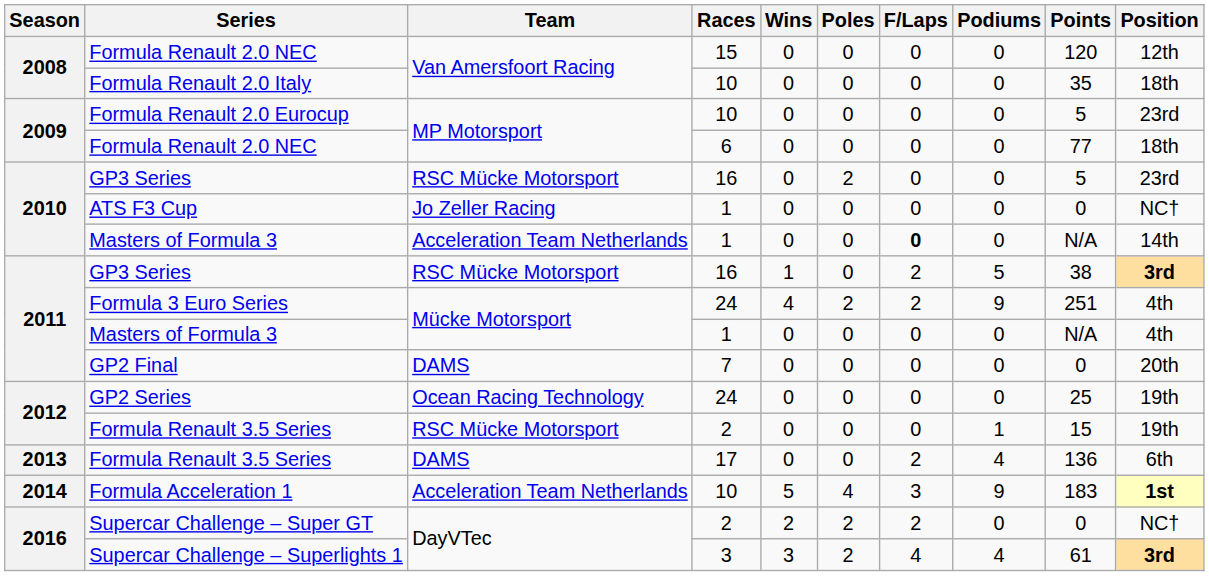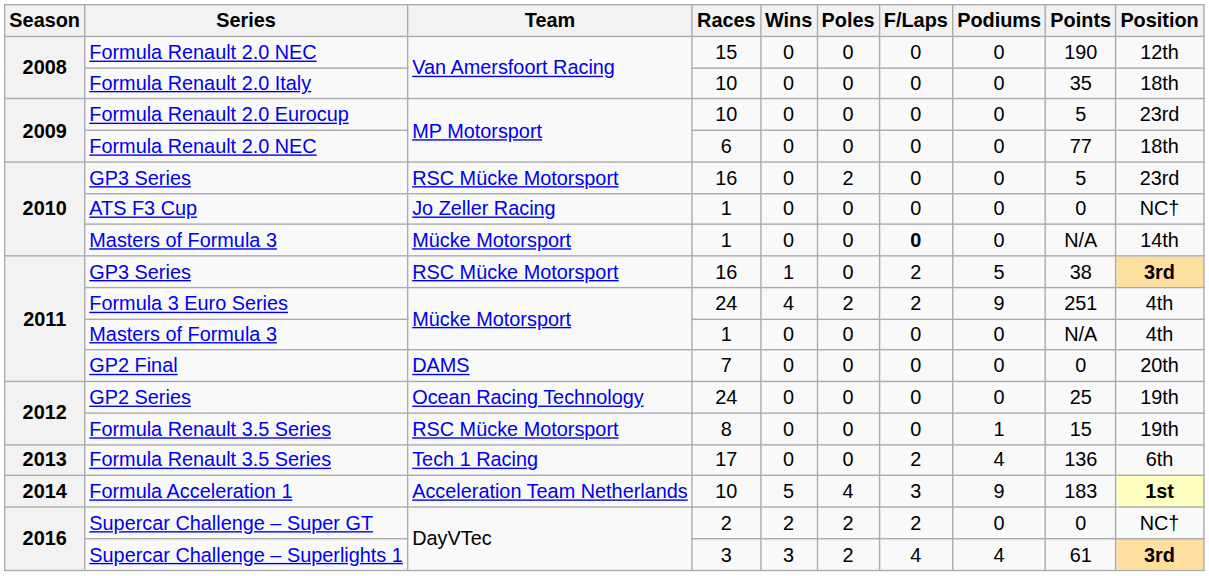(1081, 52) 120 -> (1081, 52) 190
(550, 241) Acceleration Team Netherlands -> (492, 241) Mücke Motorsport
(726, 429) 2 -> (726, 429) 8
(441, 460) DAMS -> (475, 460) Tech 1 Racing
